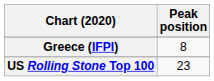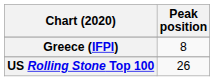(183, 66) 23 -> (183, 66) 26
